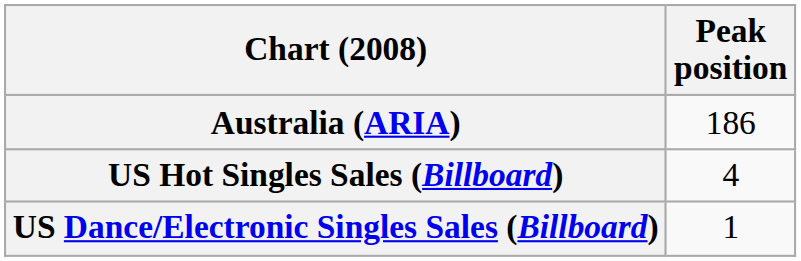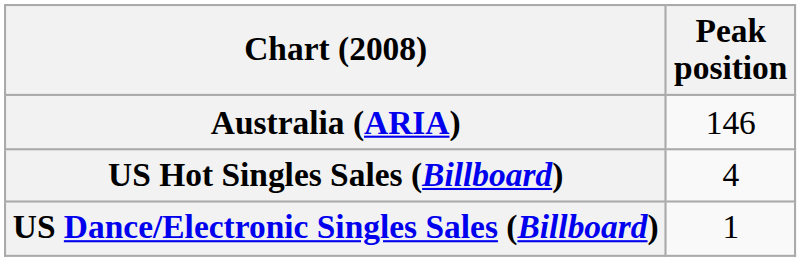(731, 121) 186 -> (731, 121) 146
